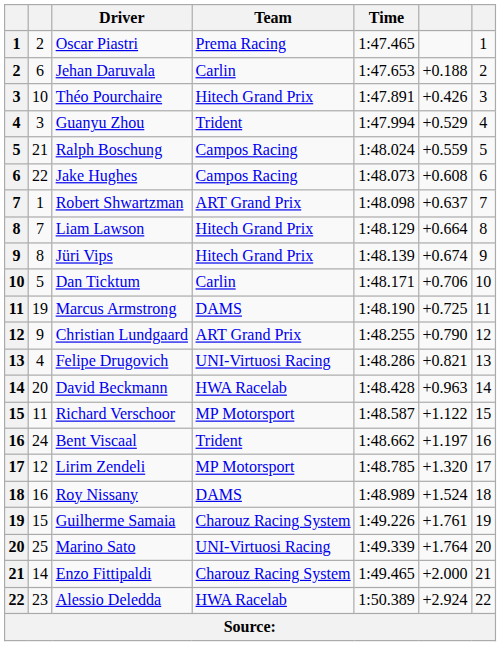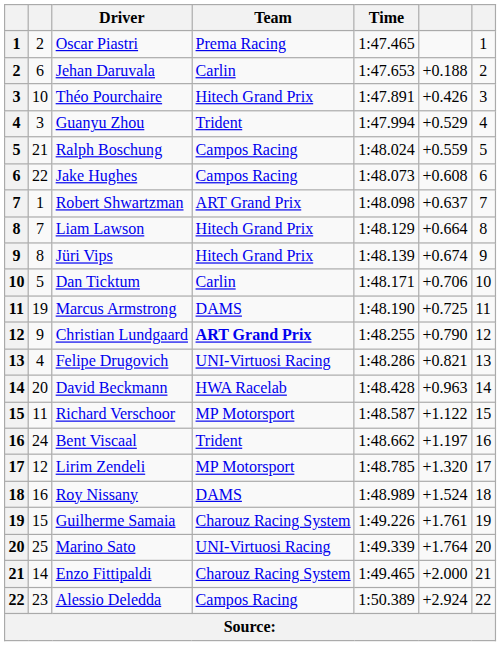(248, 335) normal -> (254, 335) bold
(241, 599) HWA Racelab -> (247, 599) Campos Racing
